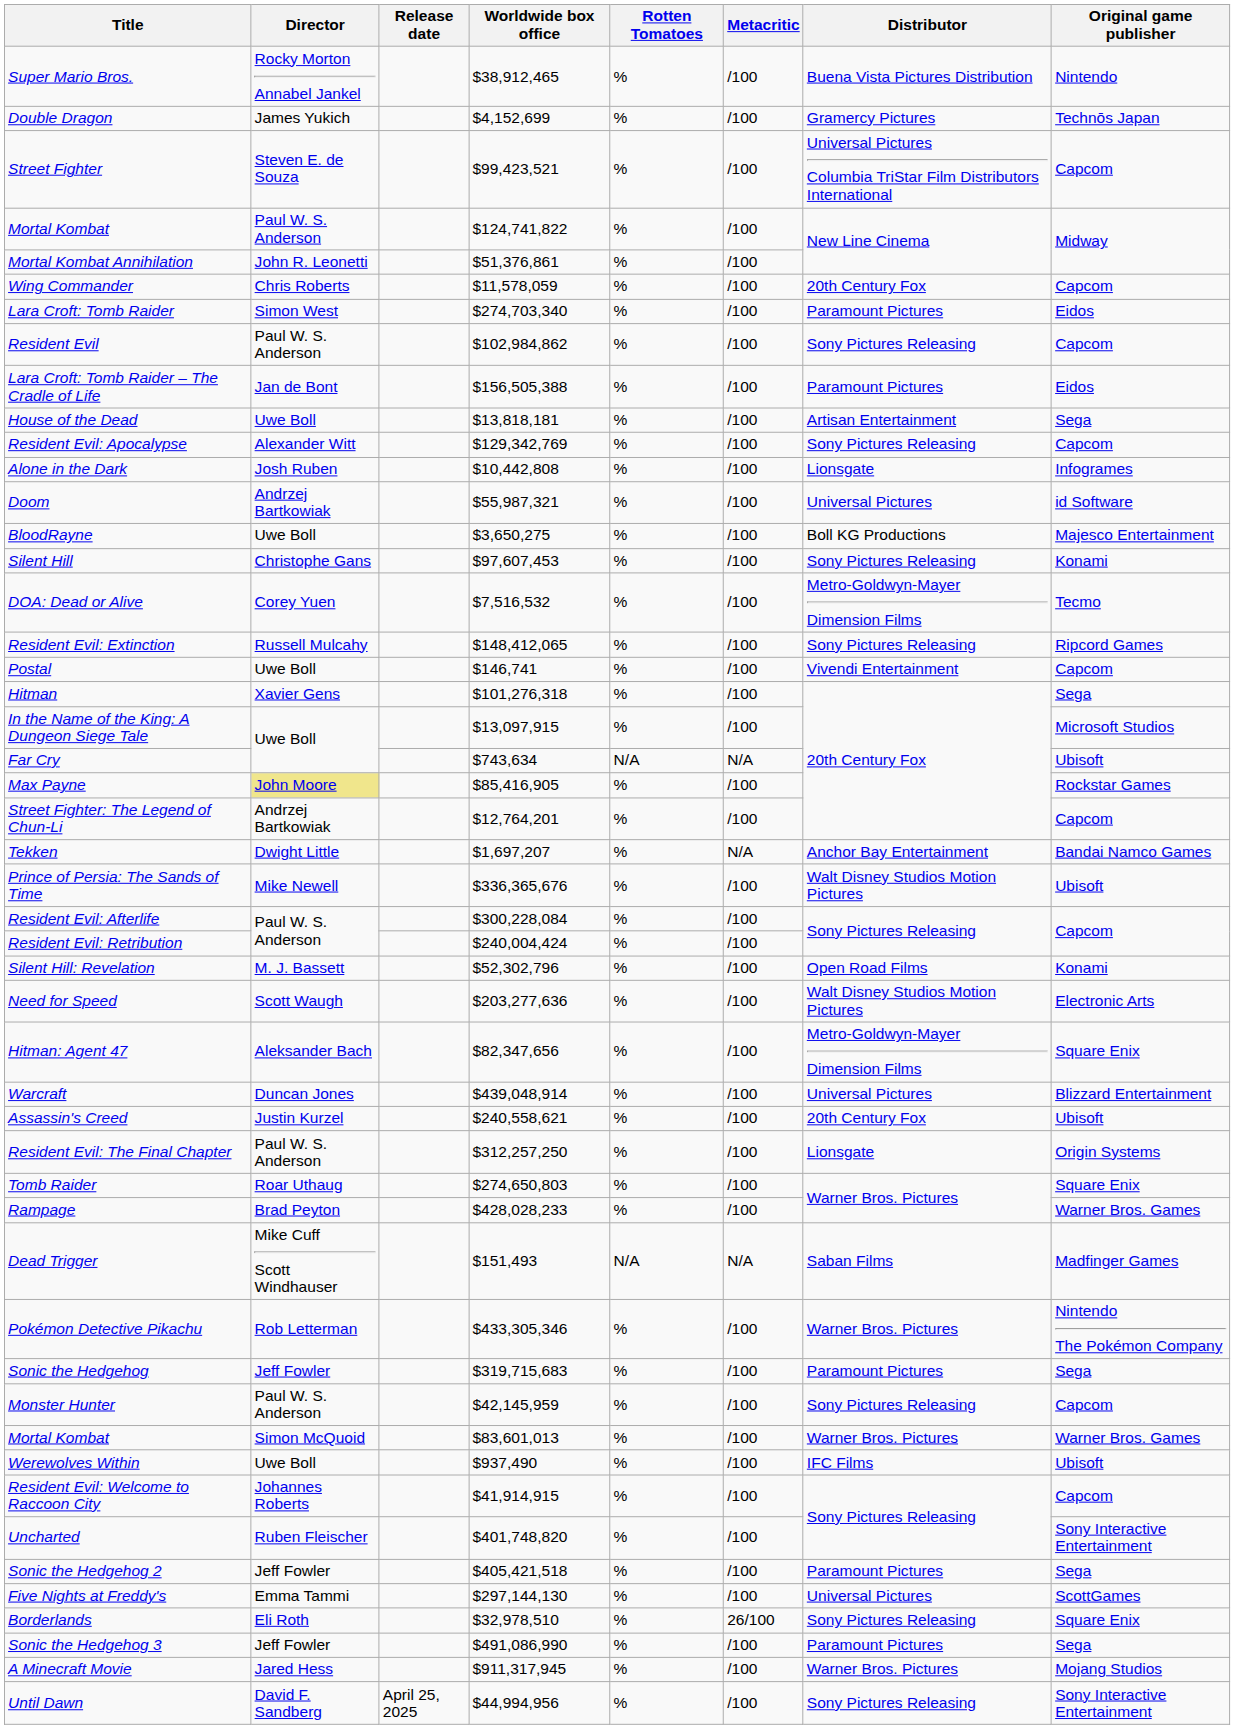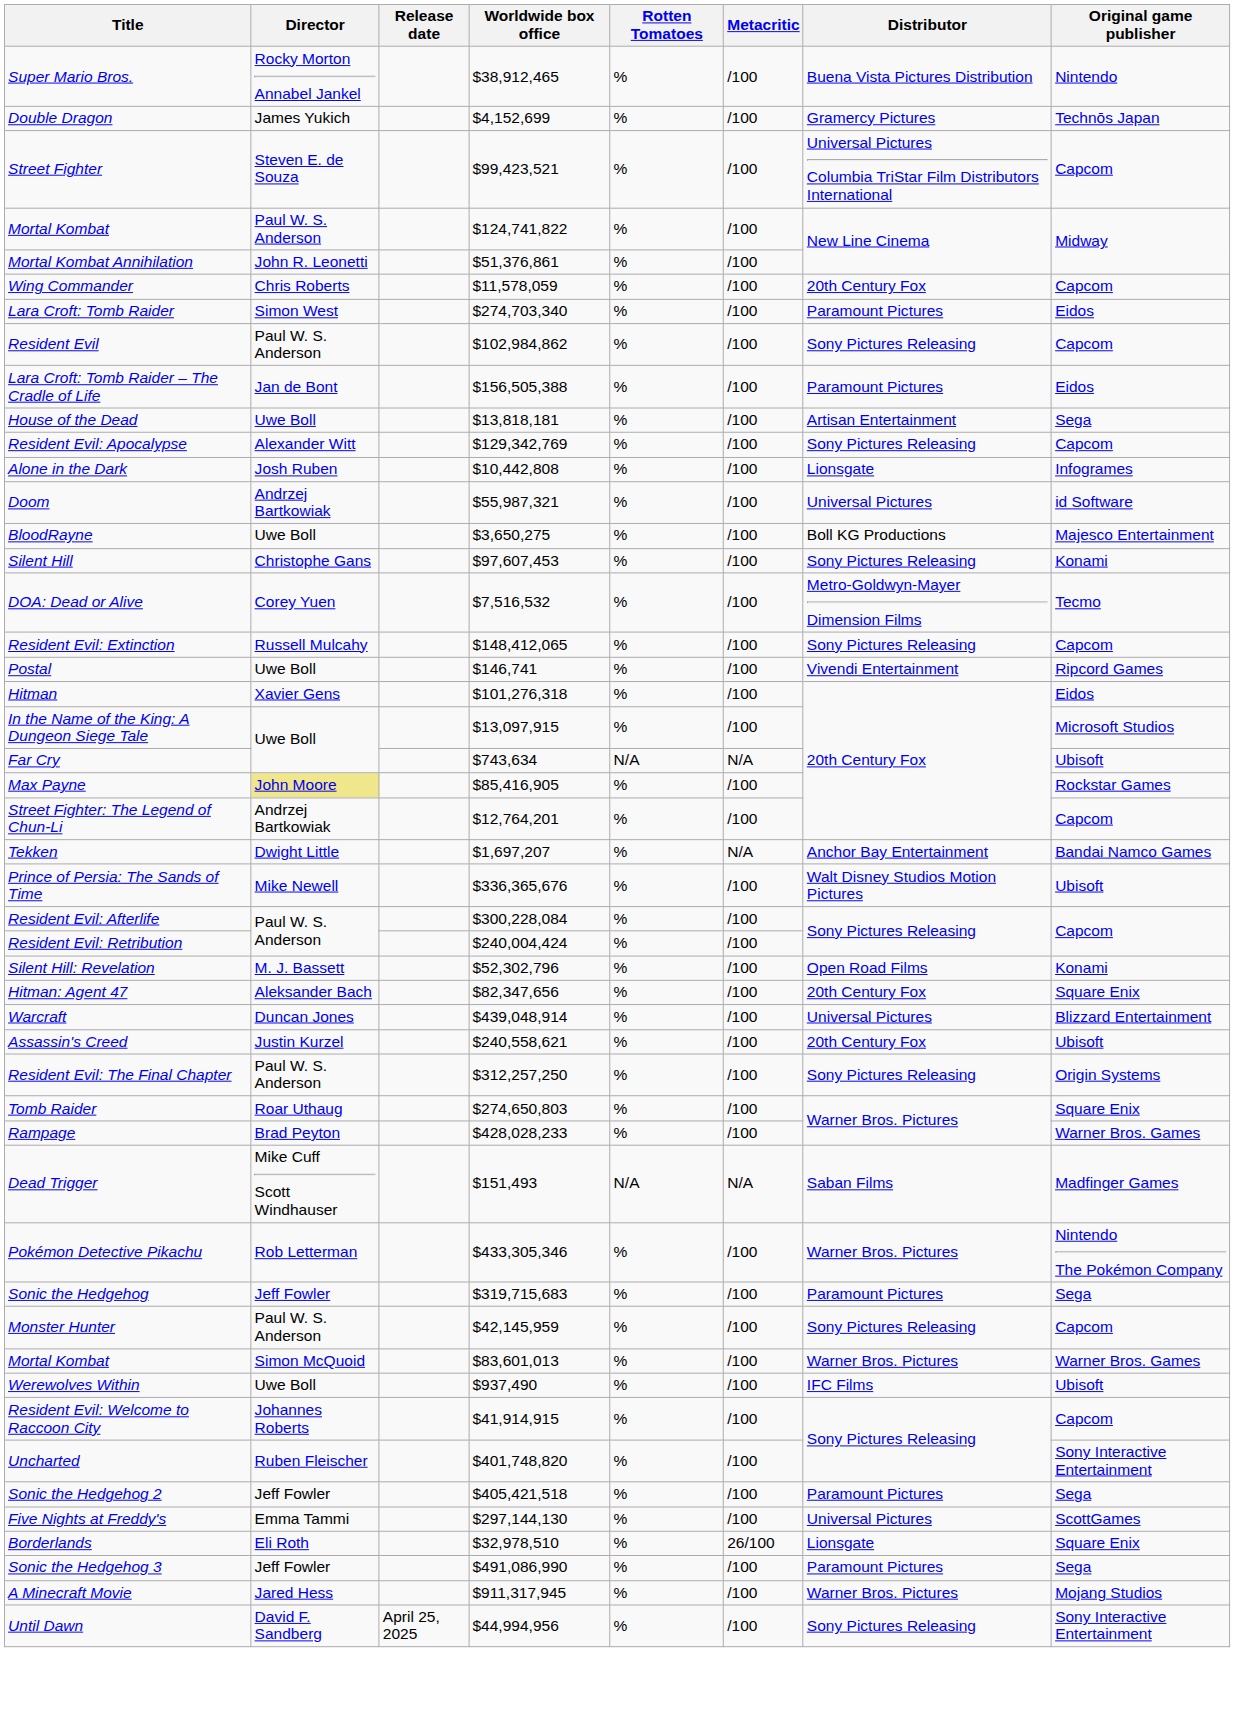(1109, 644) Ripcord Games -> (1084, 644) Capcom
(1084, 669) Capcom -> (1109, 669) Ripcord Games
(1073, 693) Sega -> (1075, 693) Eidos
- row: (62, 1001)
(927, 1052) Metro-Goldwyn-Mayer Dimension Films -> (866, 992) 20th Century Fox
(840, 1152) Lionsgate -> (891, 1075) Sony Pictures Releasing
(891, 1620) Sony Pictures Releasing -> (840, 1543) Lionsgate
